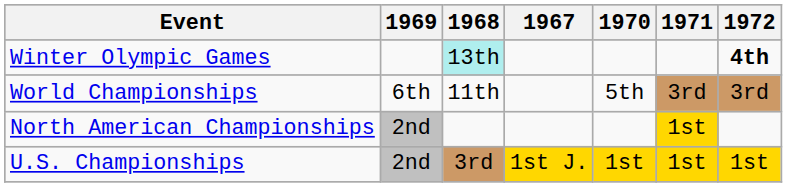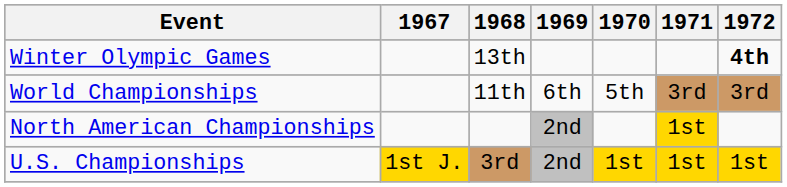columns swapped: (549, 23) <-> (411, 23)
(474, 58) paleturquoise background -> (500, 58) no background
